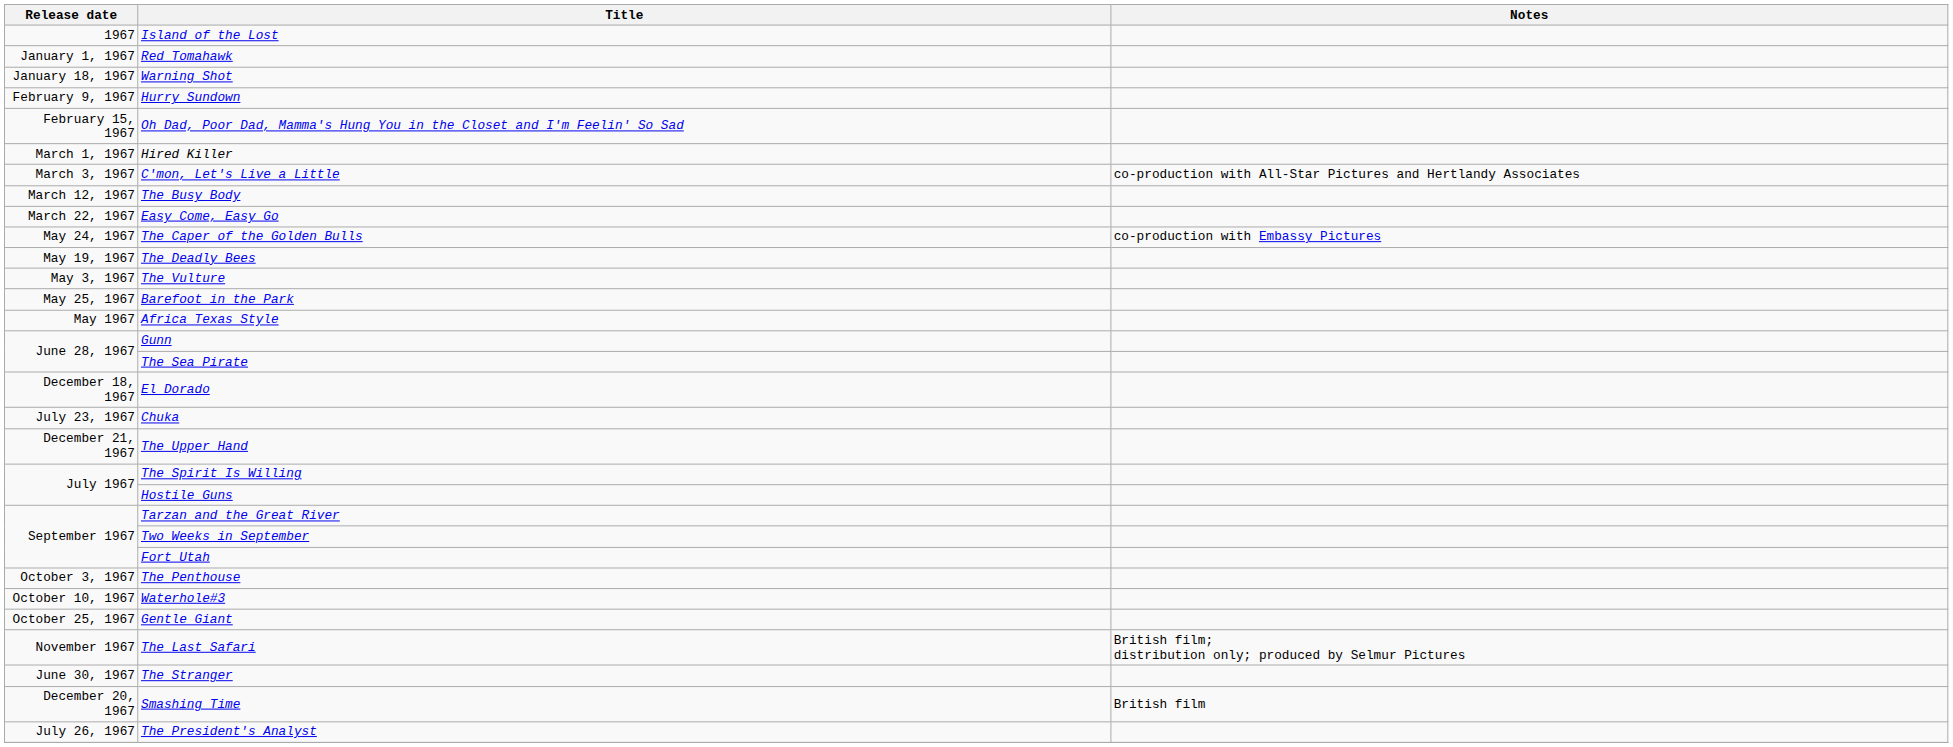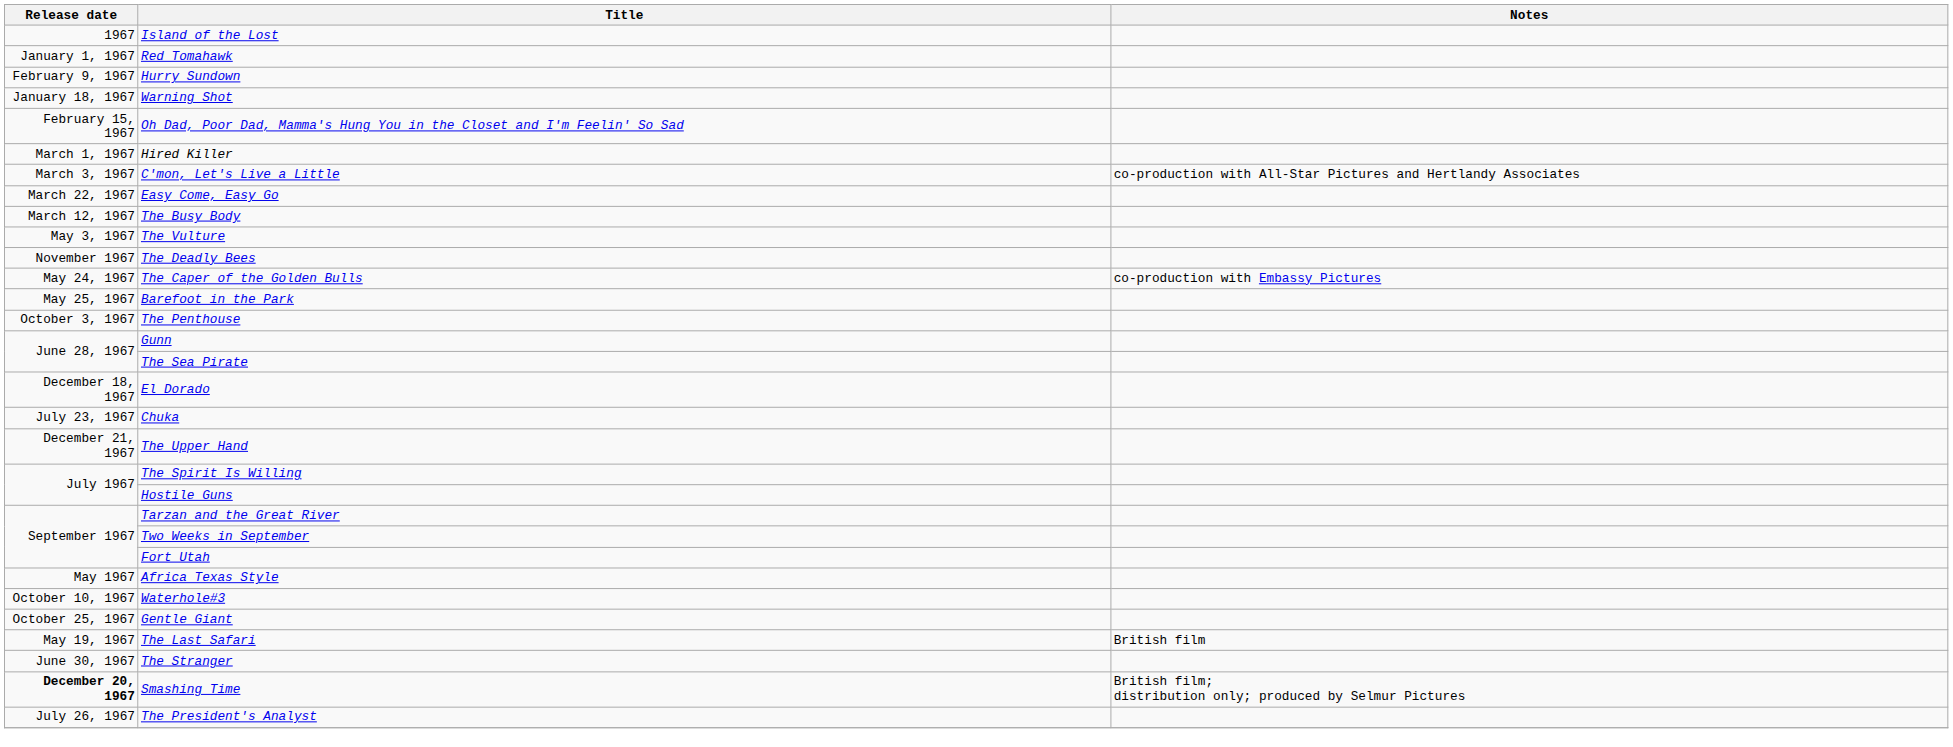rows swapped: (187, 77) <-> (191, 98)
rows swapped: (191, 196) <-> (210, 216)
rows swapped: (183, 279) <-> (252, 237)
(89, 258) May 19, 1967 -> (85, 258) November 1967
rows swapped: (210, 320) <-> (191, 578)
(85, 648) November 1967 -> (89, 640) May 19, 1967
(1289, 648) British film; distribution only; produced by Selmur Pictures -> (1160, 640) British film
(89, 704) normal -> (89, 689) bold
(1160, 704) British film -> (1289, 689) British film; distribution only; produced by Selmur Pictures
